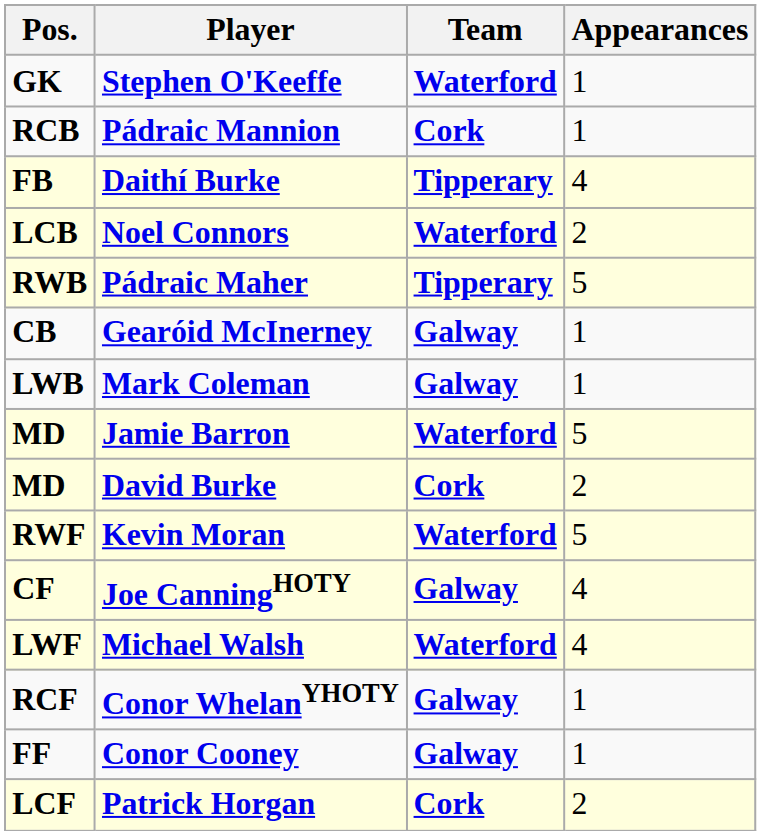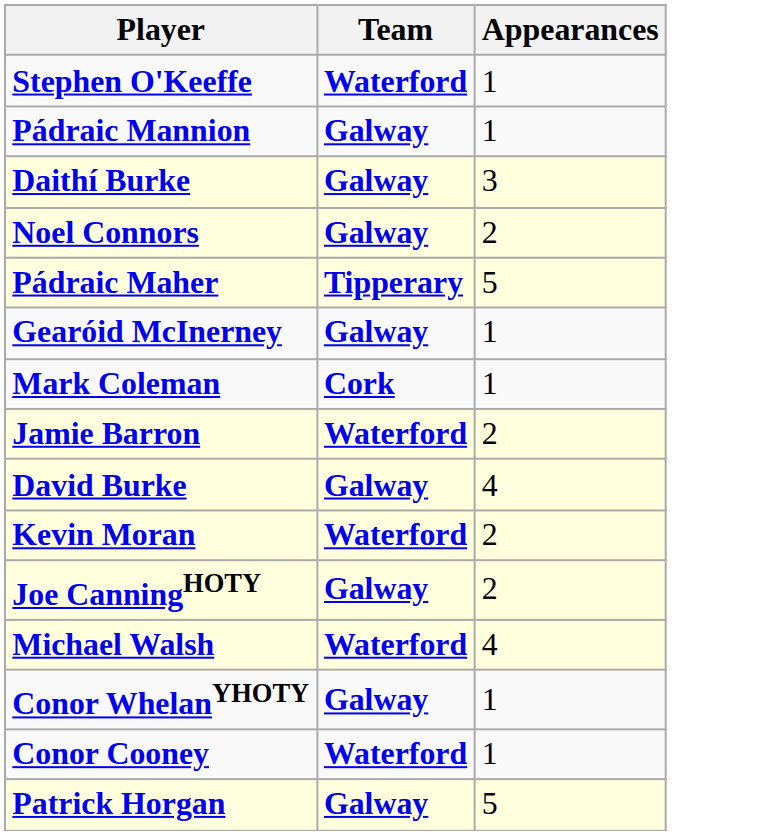- column: (50, 29)
(449, 130) Cork -> (376, 130) Galway
(483, 181) Tipperary -> (376, 181) Galway
(579, 181) 4 -> (490, 181) 3
(485, 231) Waterford -> (376, 231) Galway
(466, 383) Galway -> (359, 383) Cork
(579, 433) 5 -> (490, 433) 2
(449, 484) Cork -> (376, 484) Galway
(579, 484) 2 -> (490, 484) 4
(579, 534) 5 -> (490, 534) 2
(579, 589) 4 -> (490, 589) 2
(466, 753) Galway -> (396, 753) Waterford
(449, 804) Cork -> (376, 804) Galway
(579, 804) 2 -> (490, 804) 5
